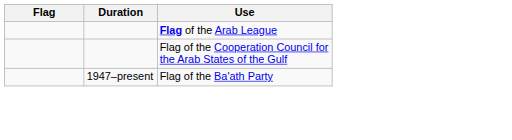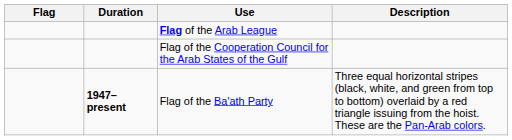+ column: (420, 13)
(120, 77) normal -> (106, 101) bold
